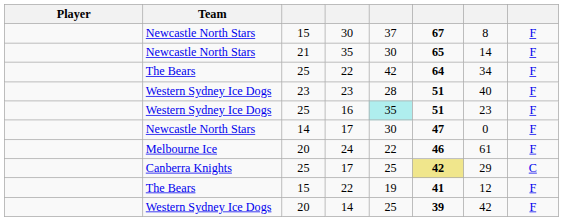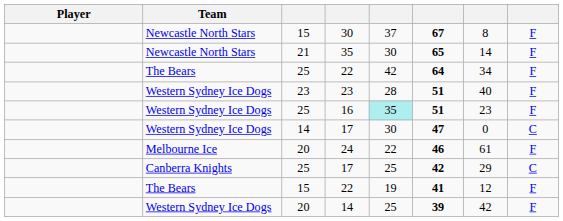(200, 129) Newcastle North Stars -> (209, 129) Western Sydney Ice Dogs
(533, 129) F -> (533, 129) C
(438, 168) khaki background -> (438, 168) no background
